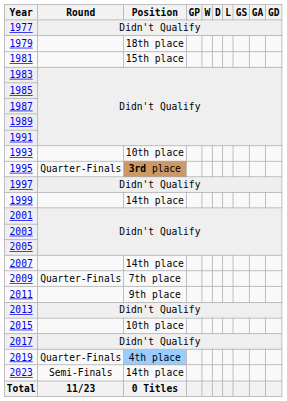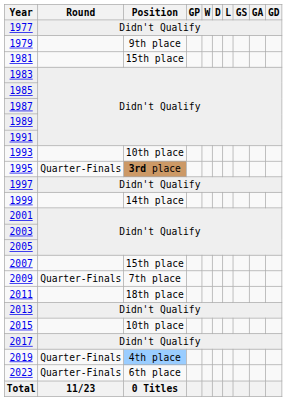(155, 44) 18th place -> (155, 44) 9th place
(155, 263) 14th place -> (155, 263) 15th place
(155, 294) 9th place -> (155, 294) 18th place
(81, 373) Semi-Finals -> (81, 373) Quarter-Finals
(155, 373) 14th place -> (155, 373) 6th place
